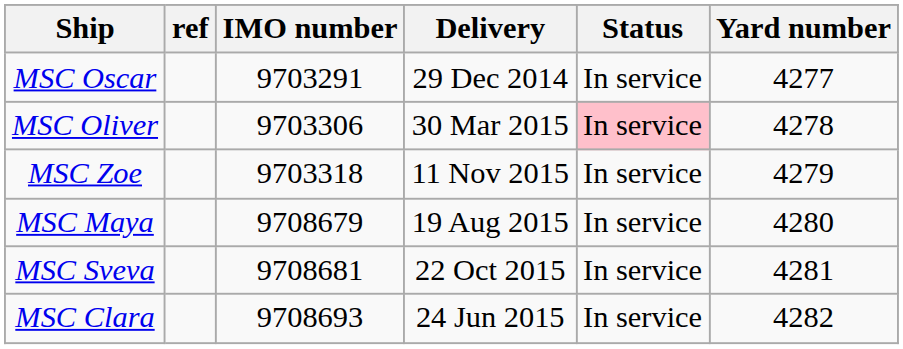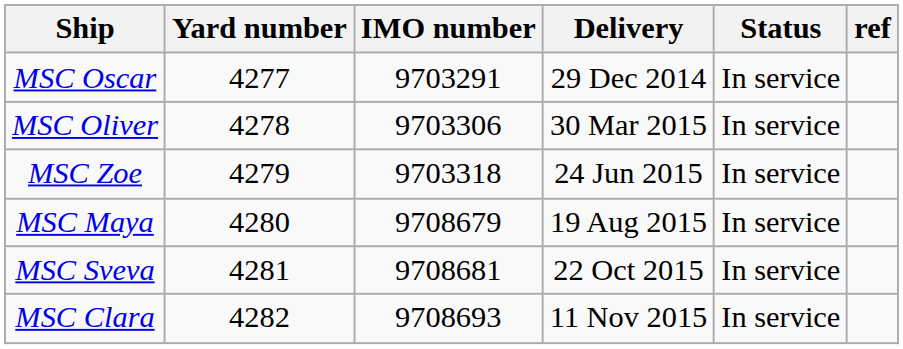columns swapped: (804, 28) <-> (190, 28)
(643, 125) pink background -> (781, 125) no background
(490, 173) 11 Nov 2015 -> (628, 173) 24 Jun 2015
(490, 317) 24 Jun 2015 -> (629, 317) 11 Nov 2015
